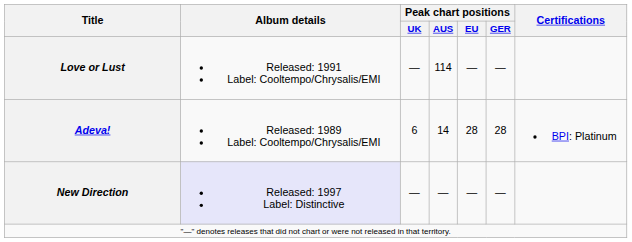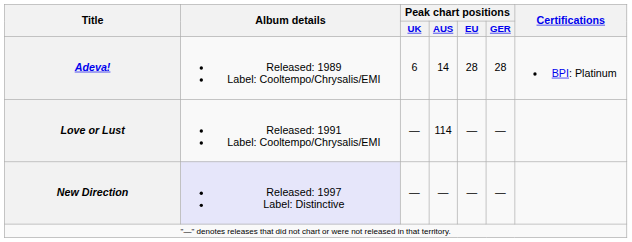rows swapped: (93, 130) <-> (93, 68)
